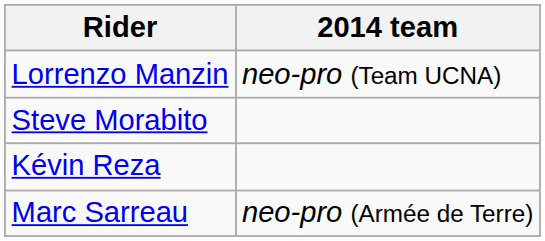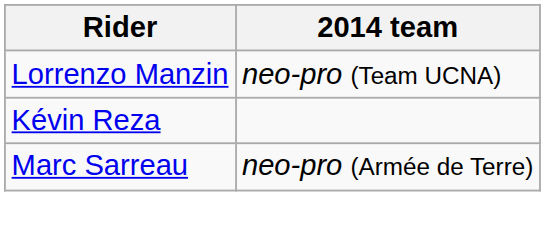- row: (110, 119)
